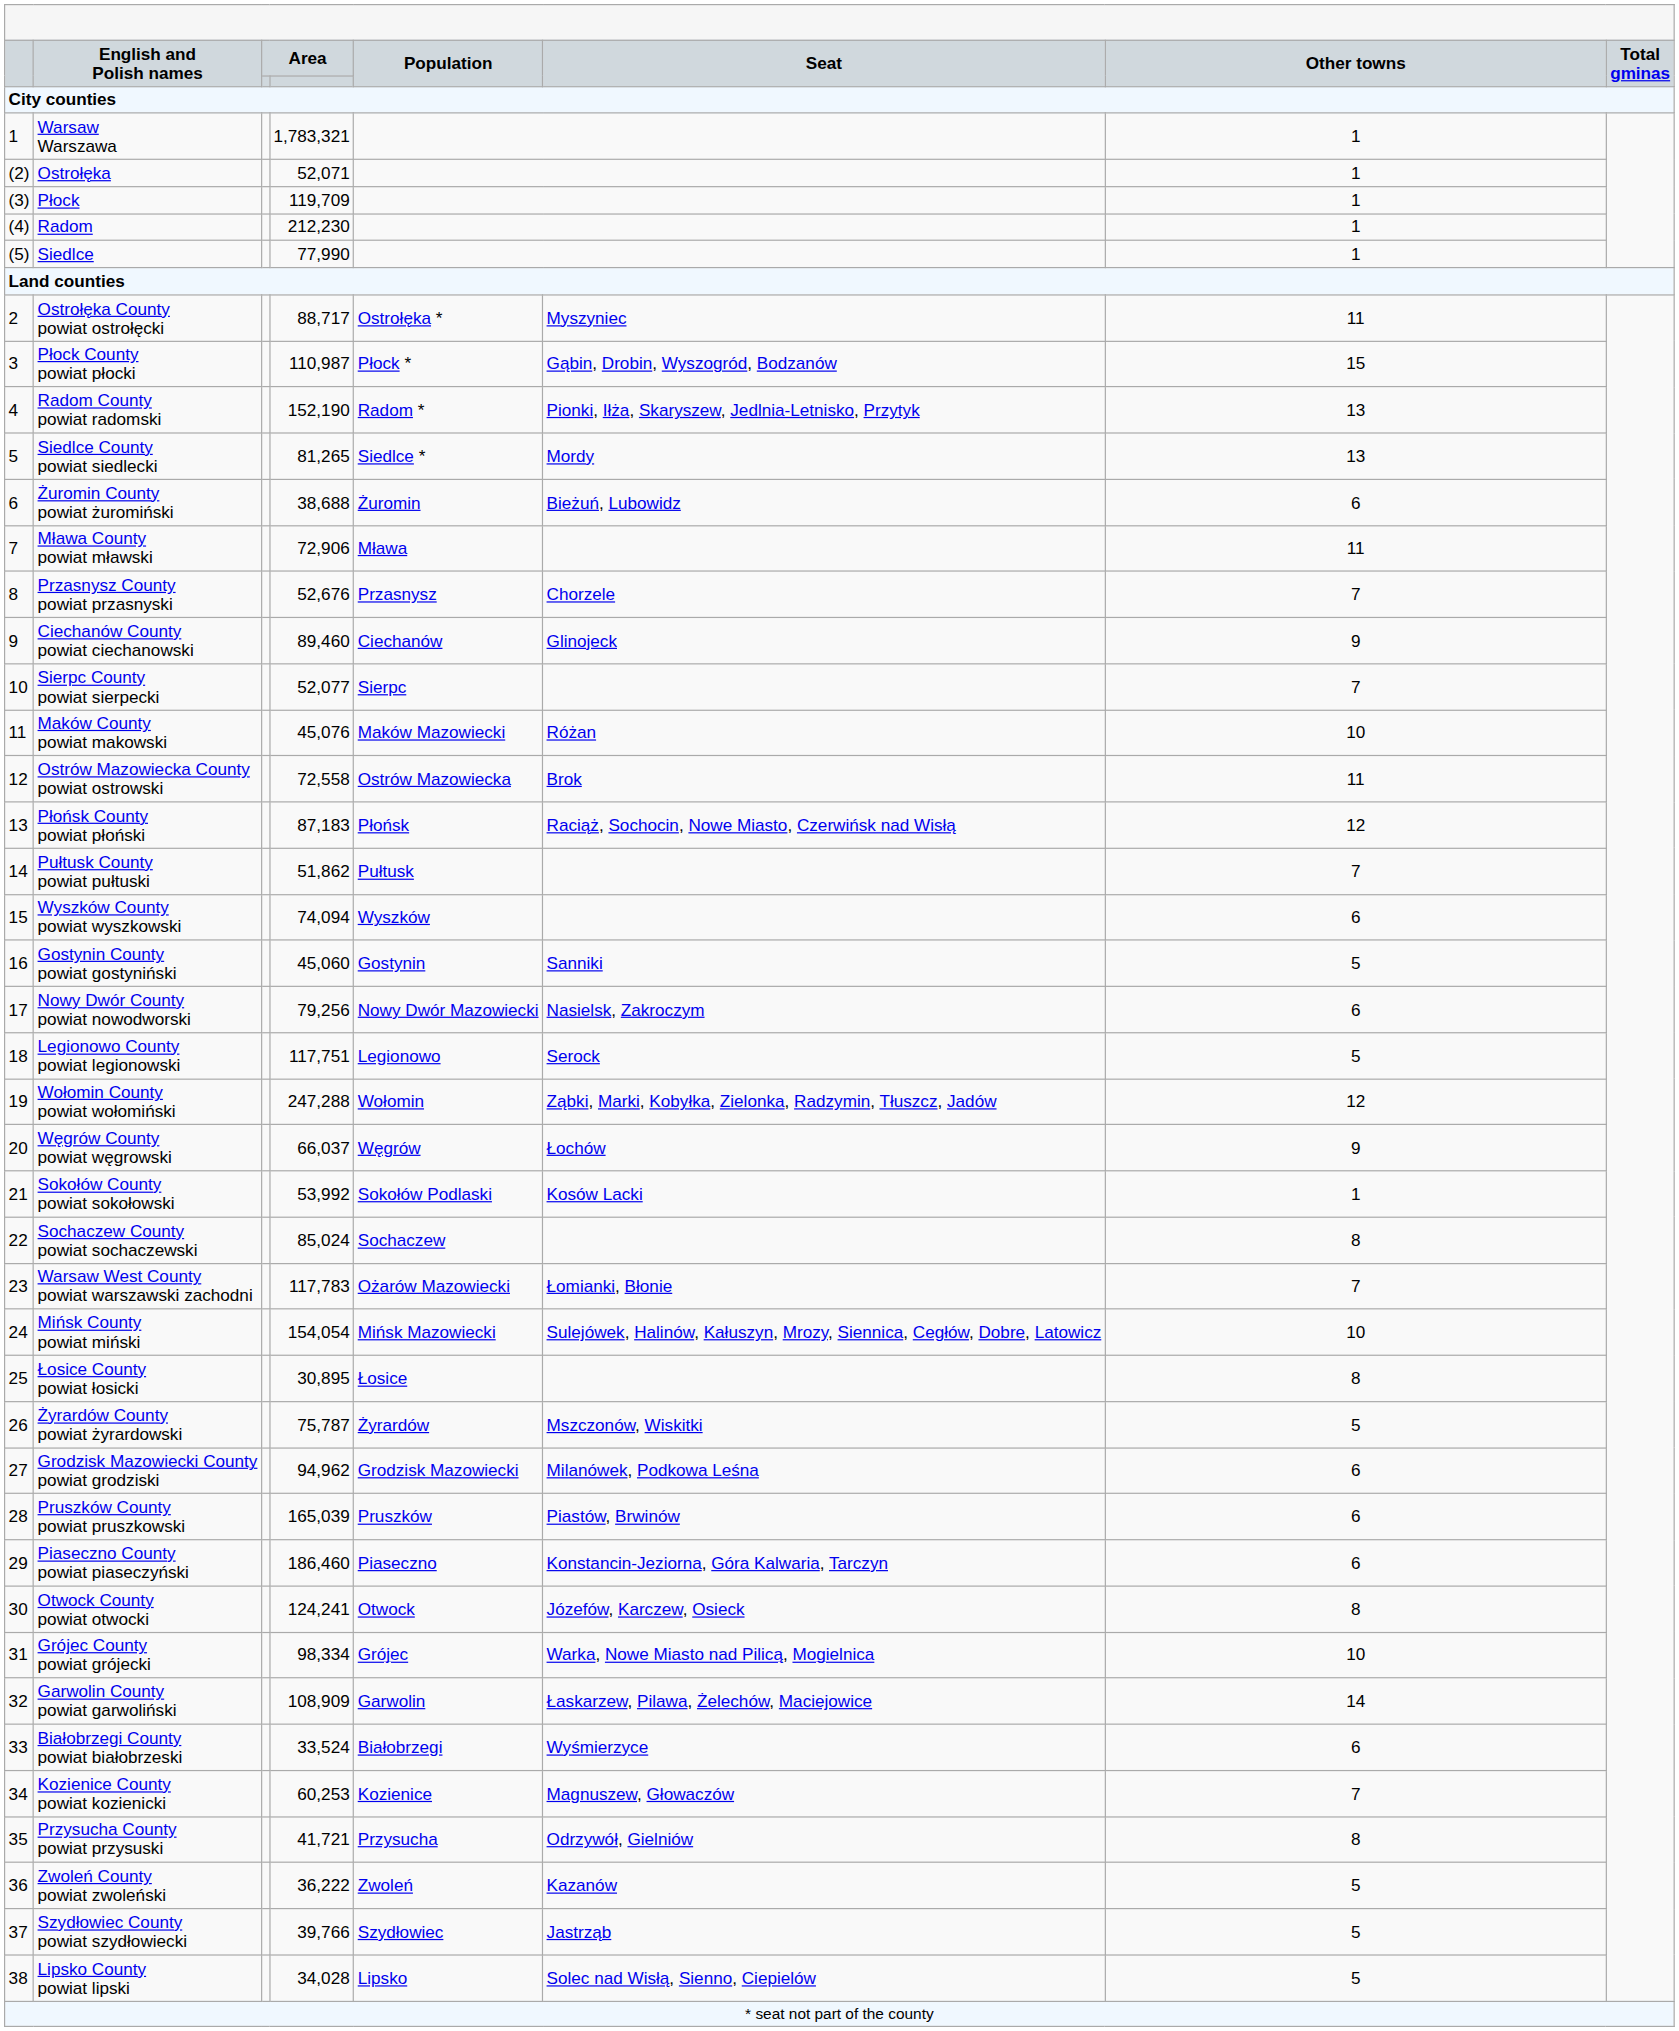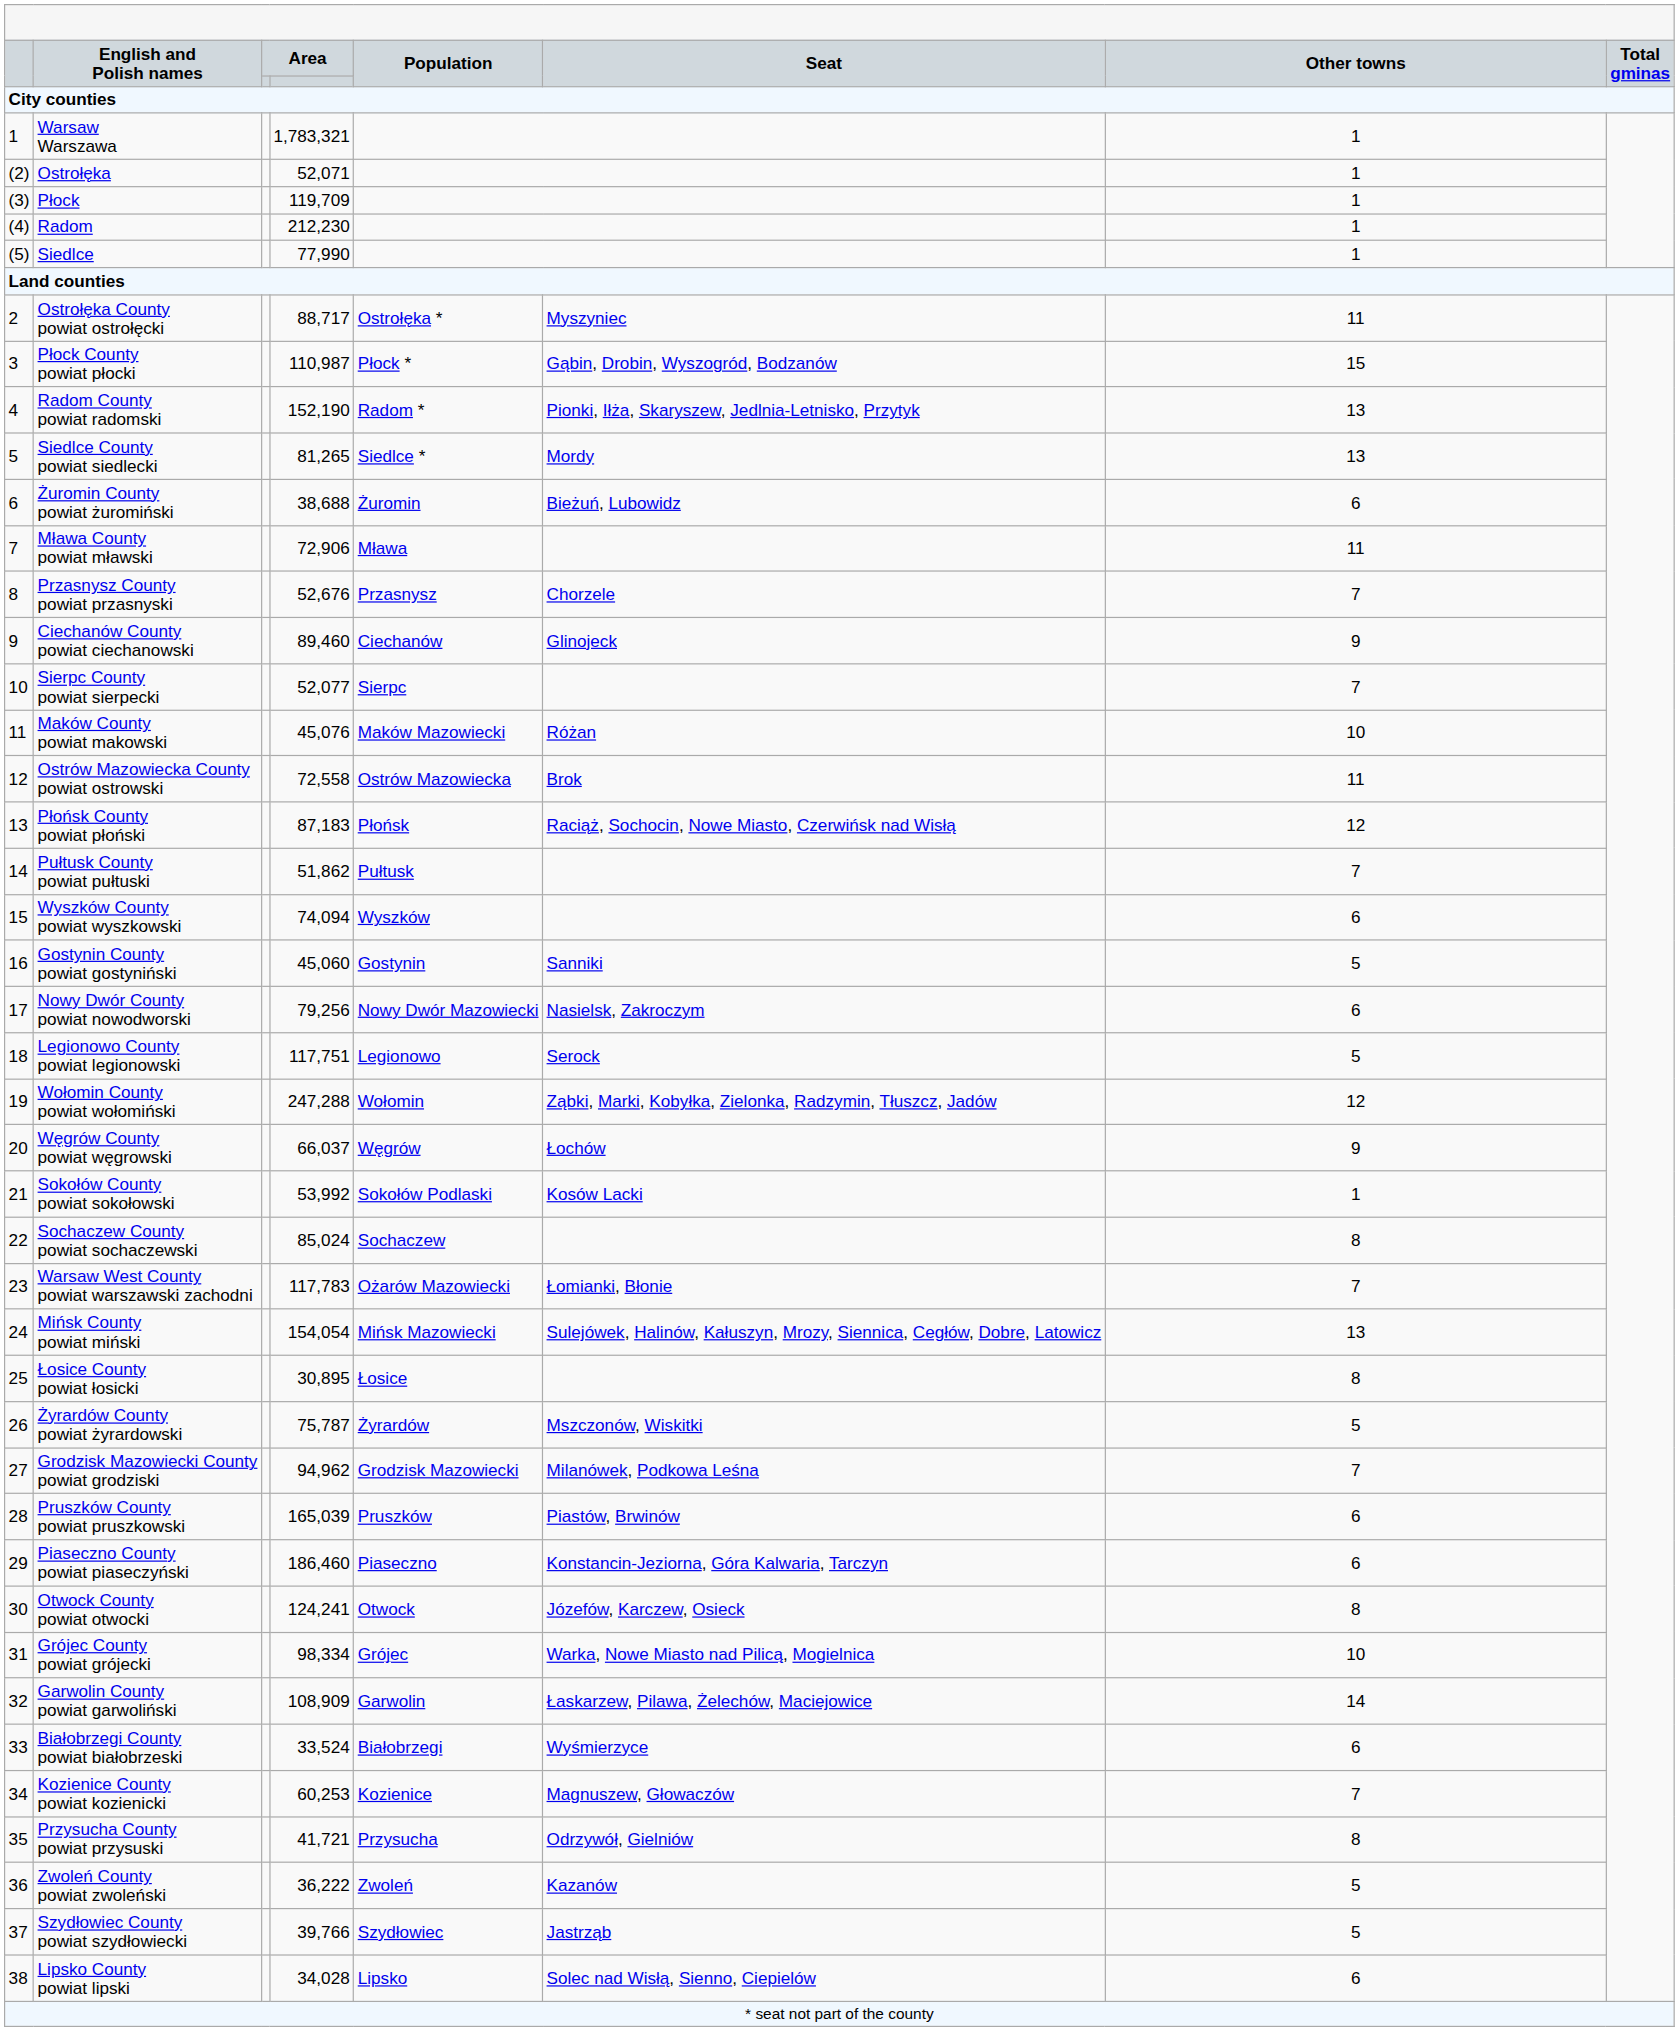(1356, 1333) 10 -> (1356, 1333) 13
(1356, 1471) 6 -> (1356, 1471) 7
(1356, 1978) 5 -> (1356, 1978) 6
